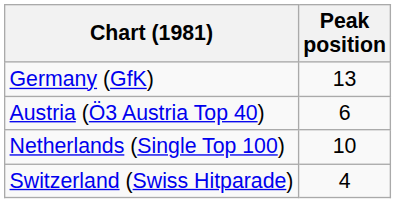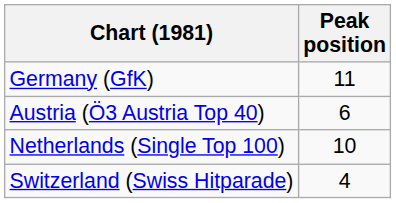(345, 79) 13 -> (345, 79) 11
